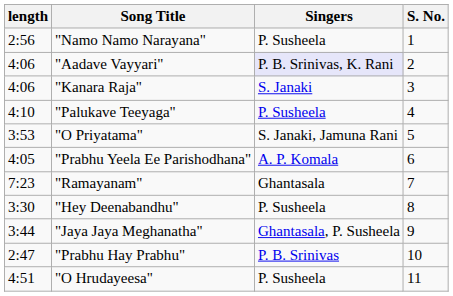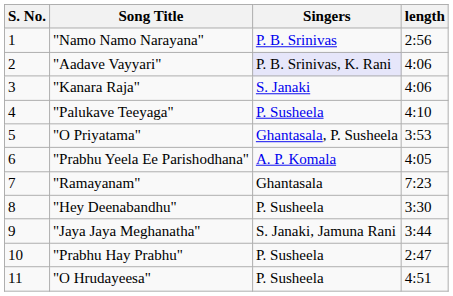columns swapped: (426, 16) <-> (28, 16)
(292, 40) P. Susheela -> (296, 40) P. B. Srinivas
(328, 135) S. Janaki, Jamuna Rani -> (327, 135) Ghantasala, P. Susheela
(329, 231) Ghantasala, P. Susheela -> (326, 231) S. Janaki, Jamuna Rani
(299, 254) P. B. Srinivas -> (290, 254) P. Susheela
